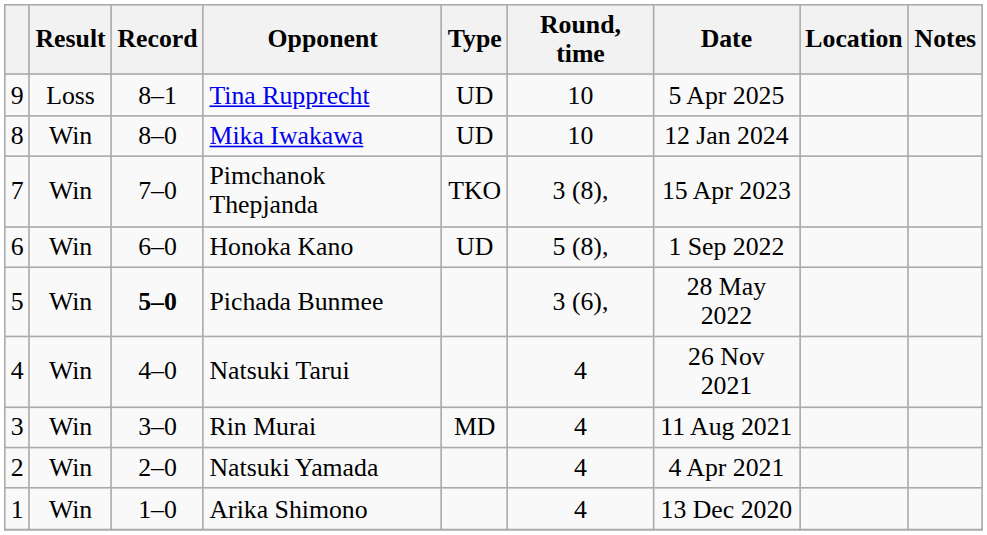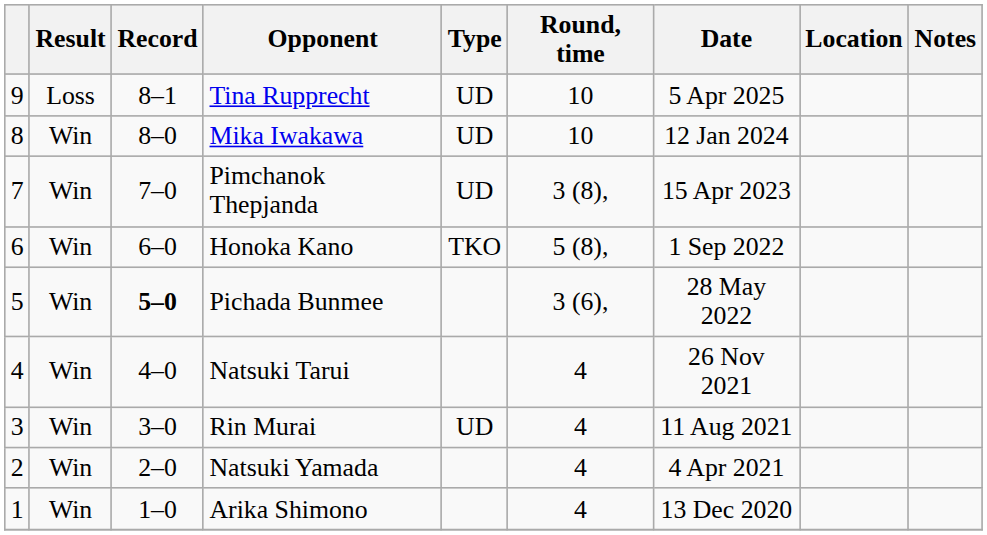(475, 190) TKO -> (475, 190) UD
(475, 246) UD -> (475, 246) TKO
(475, 426) MD -> (475, 426) UD
